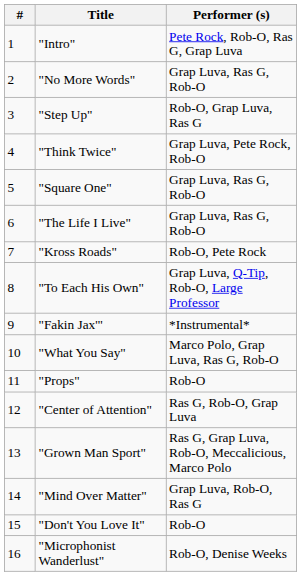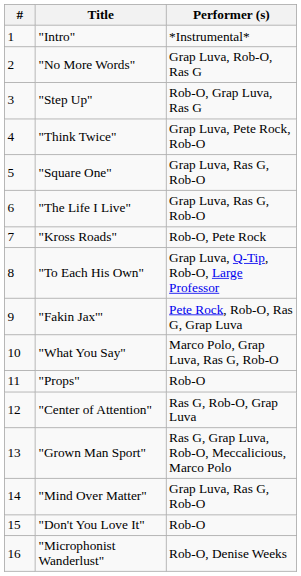(231, 43) Pete Rock, Rob-O, Ras G, Grap Luva -> (209, 36) *Instrumental*
(219, 79) Grap Luva, Ras G, Rob-O -> (221, 64) Grap Luva, Rob-O, Ras G
(209, 324) *Instrumental* -> (231, 316) Pete Rock, Rob-O, Ras G, Grap Luva
(221, 496) Grap Luva, Rob-O, Ras G -> (219, 496) Grap Luva, Ras G, Rob-O
